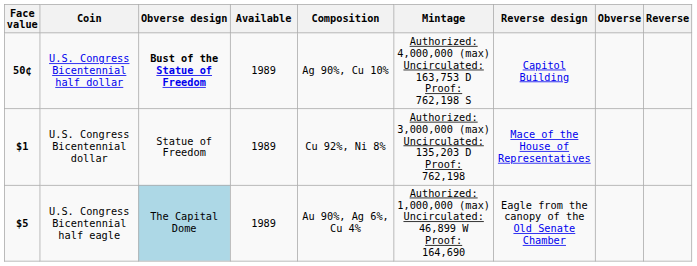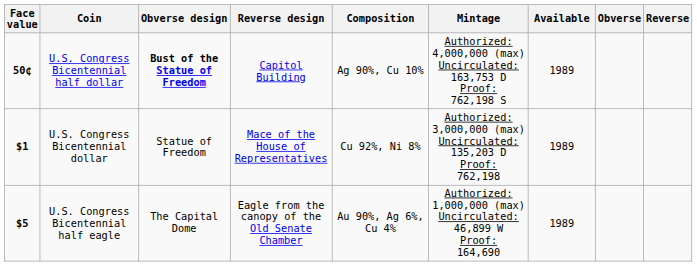columns swapped: (544, 19) <-> (264, 19)
(184, 223) lightblue background -> (184, 223) no background
